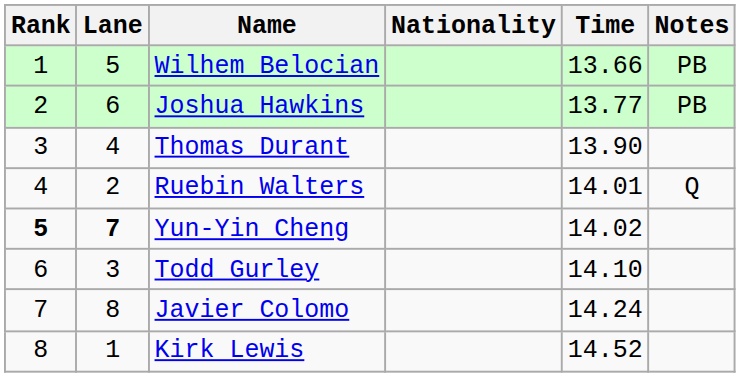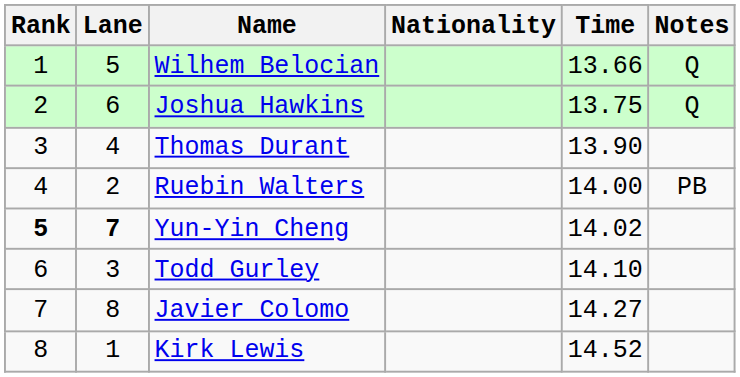(692, 66) PB -> (692, 66) Q
(605, 107) 13.77 -> (605, 107) 13.75
(692, 107) PB -> (692, 107) Q
(605, 188) 14.01 -> (605, 188) 14.00
(692, 188) Q -> (692, 188) PB
(605, 310) 14.24 -> (605, 310) 14.27
